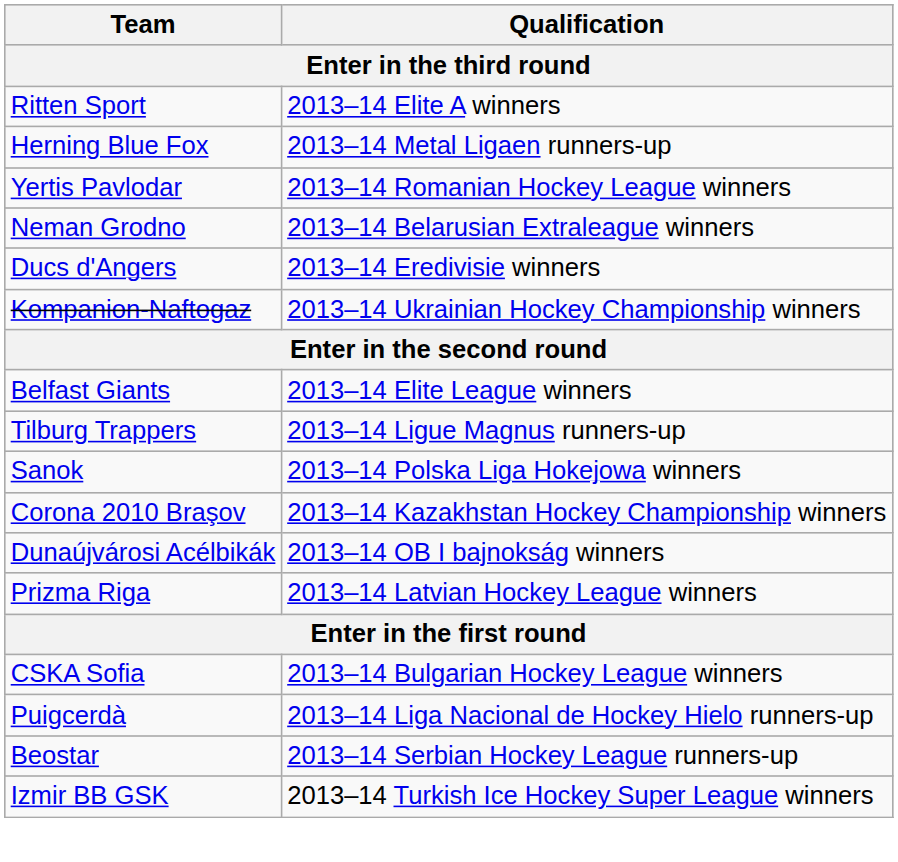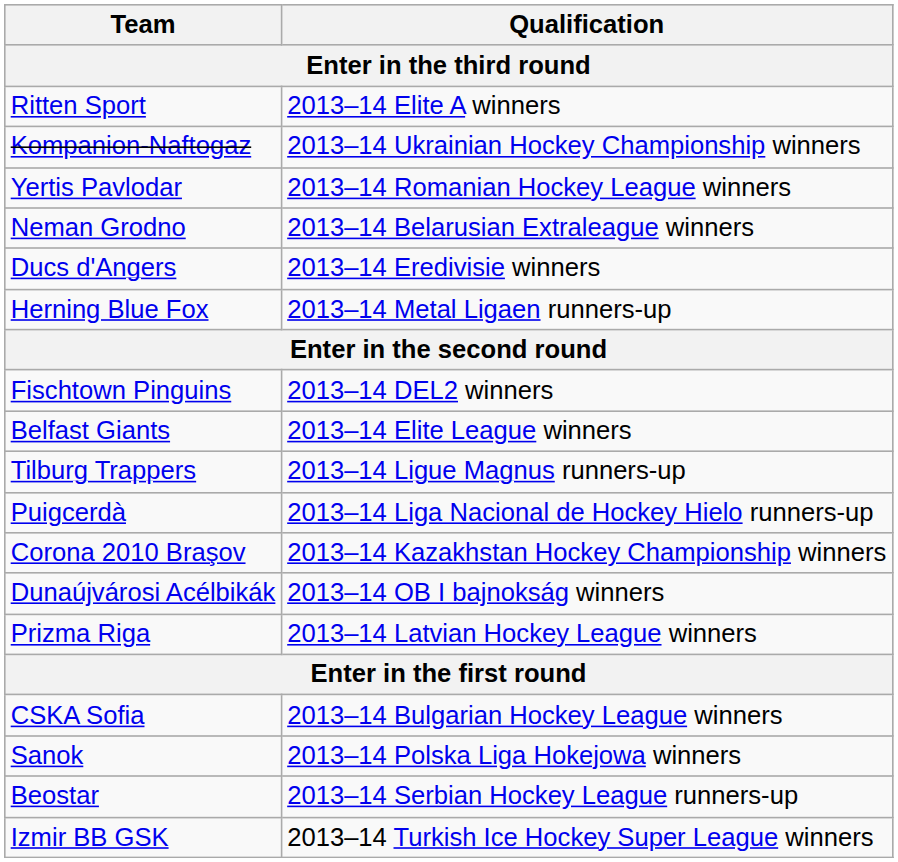rows swapped: (110, 146) <-> (131, 308)
+ row: (121, 390)
rows swapped: (47, 471) <-> (68, 715)
